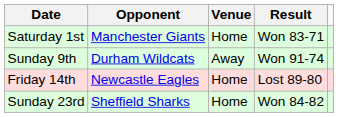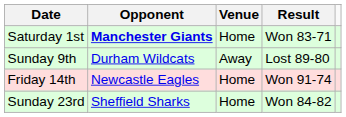(148, 36) normal -> (152, 36) bold
(291, 58) Won 91-74 -> (297, 58) Lost 89-80
(290, 79) Lost 89-80 -> (298, 79) Won 91-74
